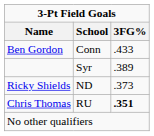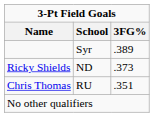- row: (35, 49)
(123, 103) bold -> (123, 85) normal
